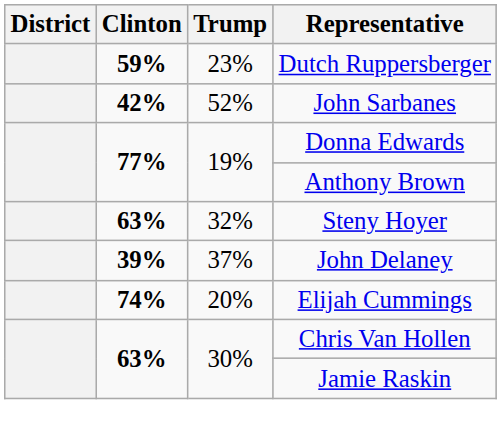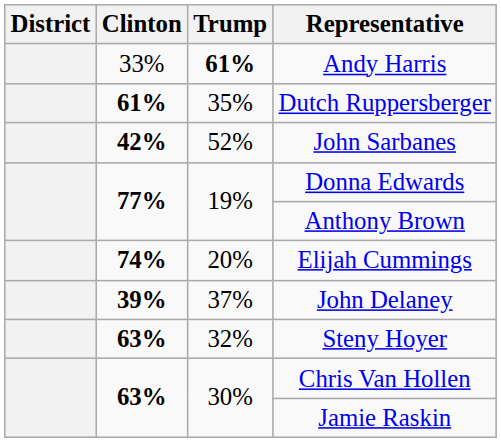+ row: (385, 63)
(142, 63) 59% -> (142, 102) 61%
(230, 63) 23% -> (230, 102) 35%
rows swapped: (385, 220) <-> (385, 299)
